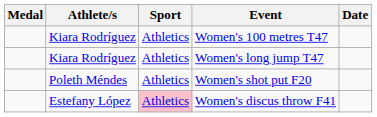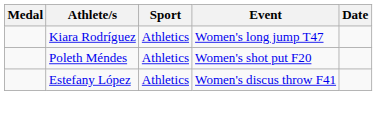- row: (261, 37)
(165, 101) pink background -> (165, 80) no background
